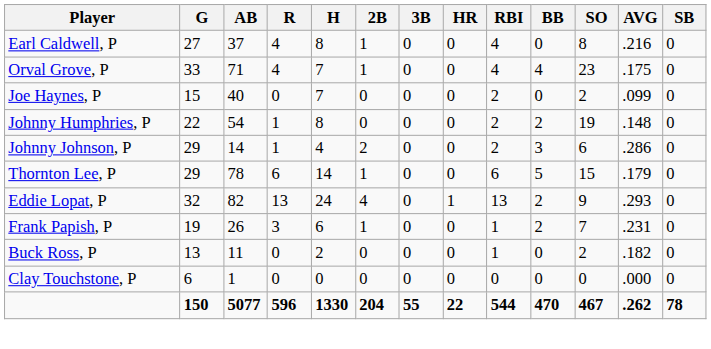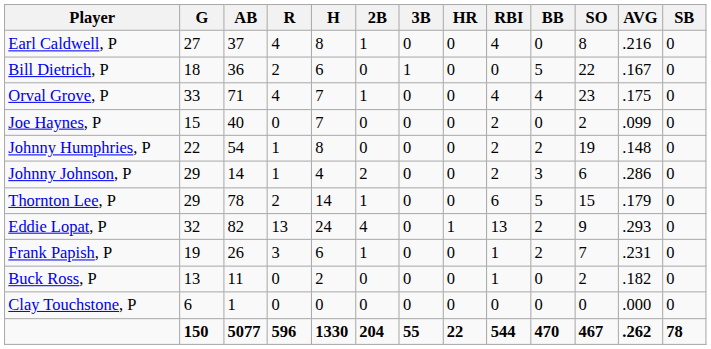+ row: (58, 69)
(276, 174) 6 -> (276, 200) 2
